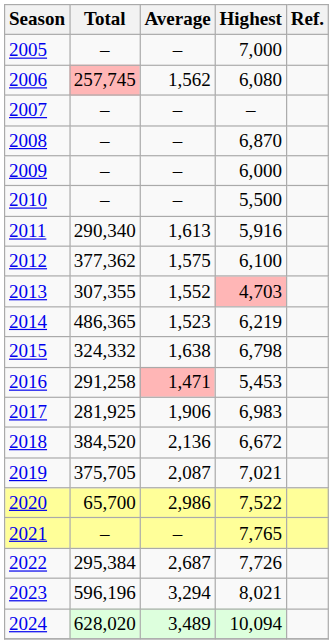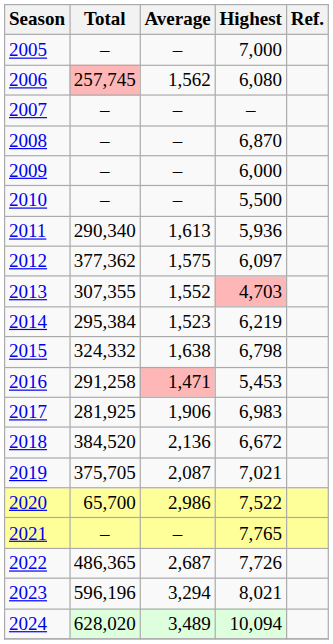(261, 230) 5,916 -> (261, 230) 5,936
(261, 261) 6,100 -> (261, 261) 6,097
(105, 321) 486,365 -> (105, 321) 295,384
(105, 563) 295,384 -> (105, 563) 486,365
